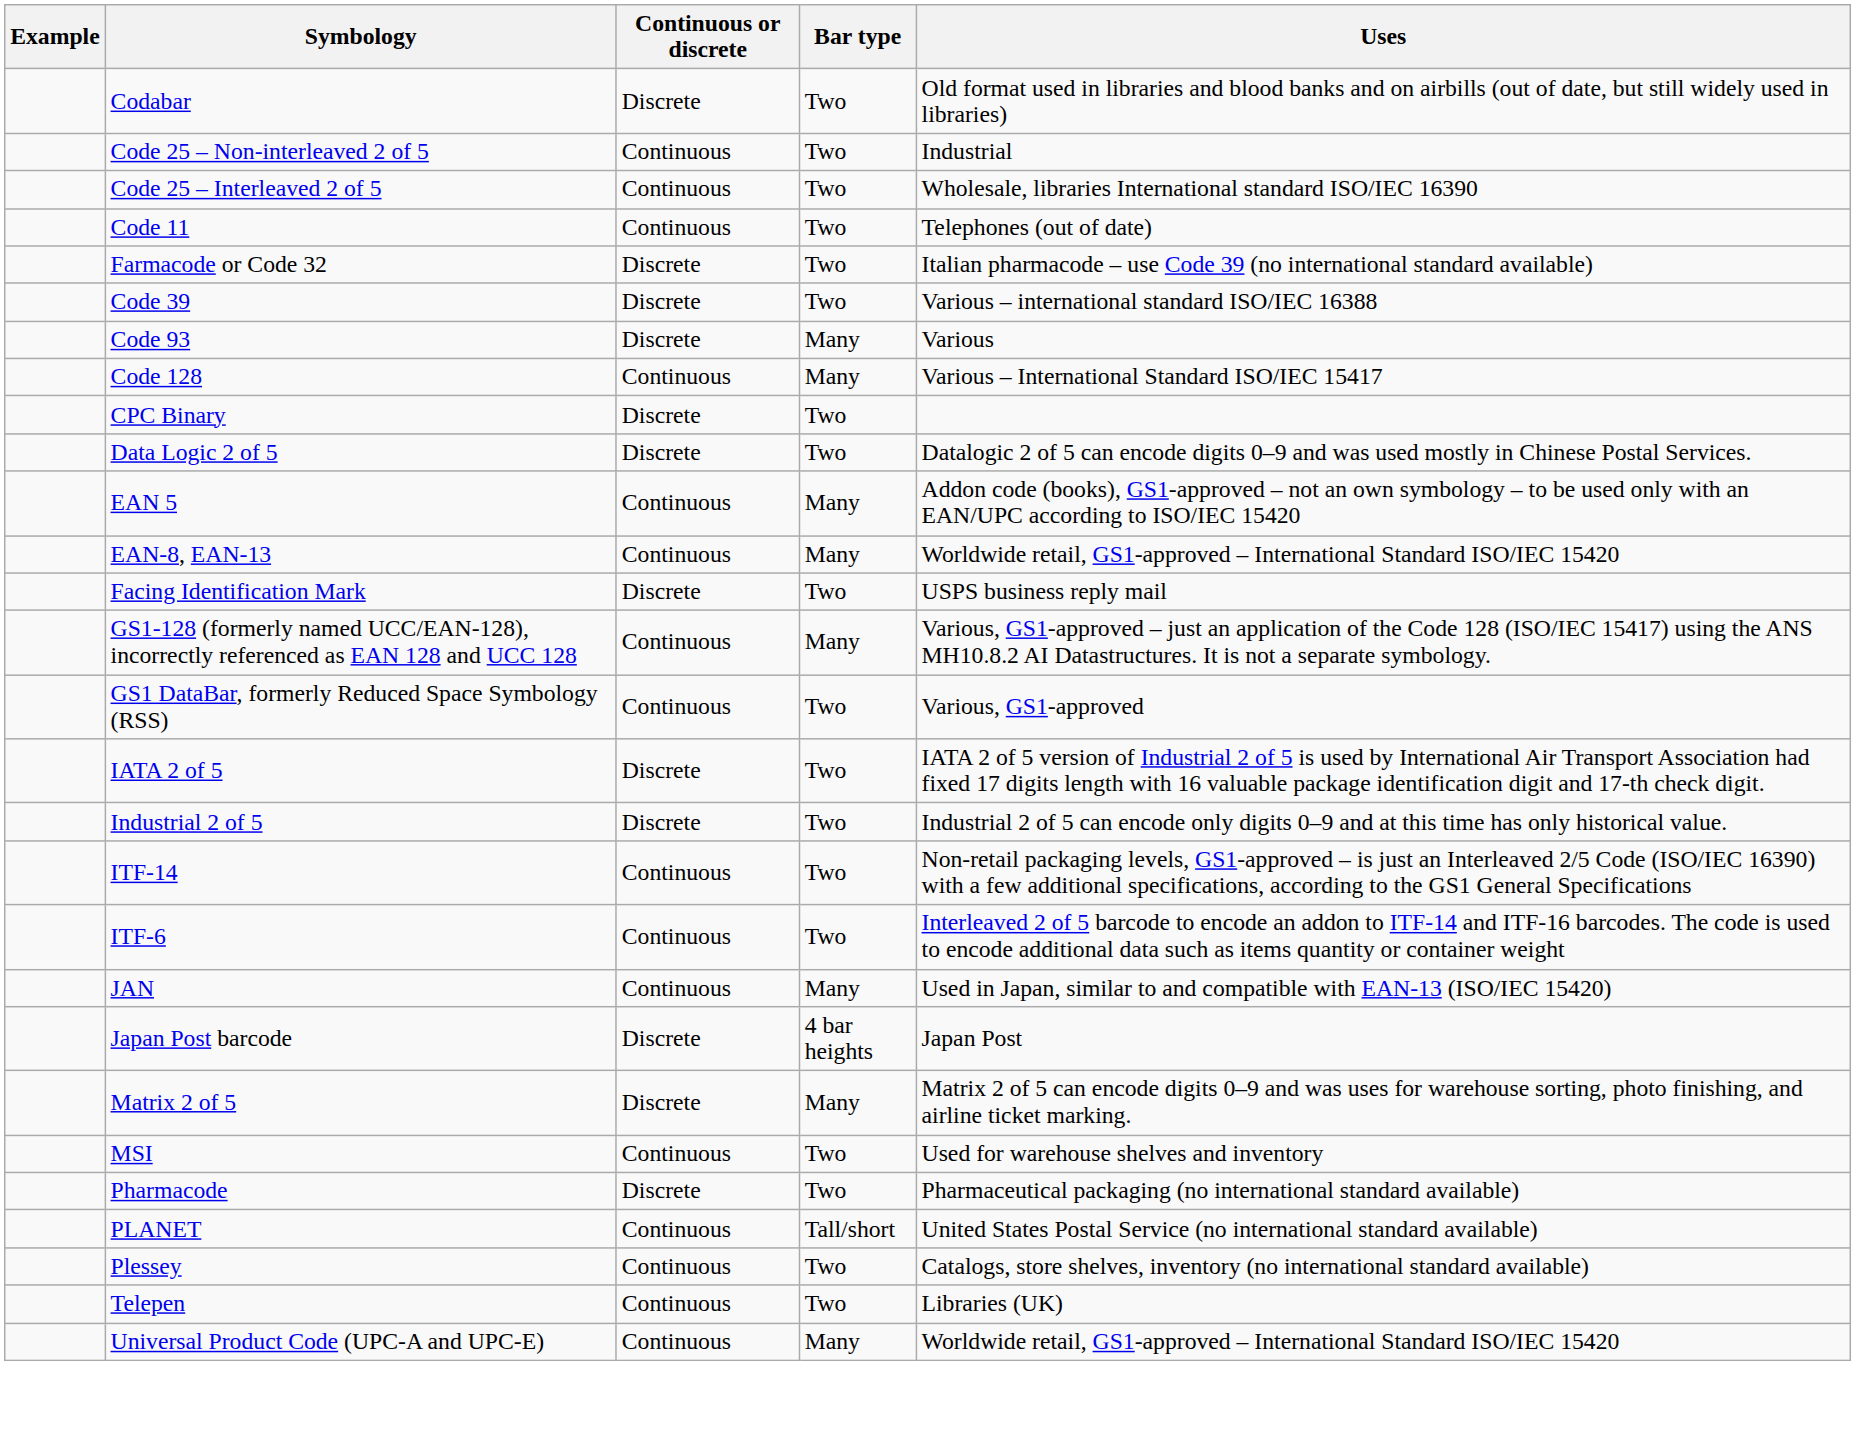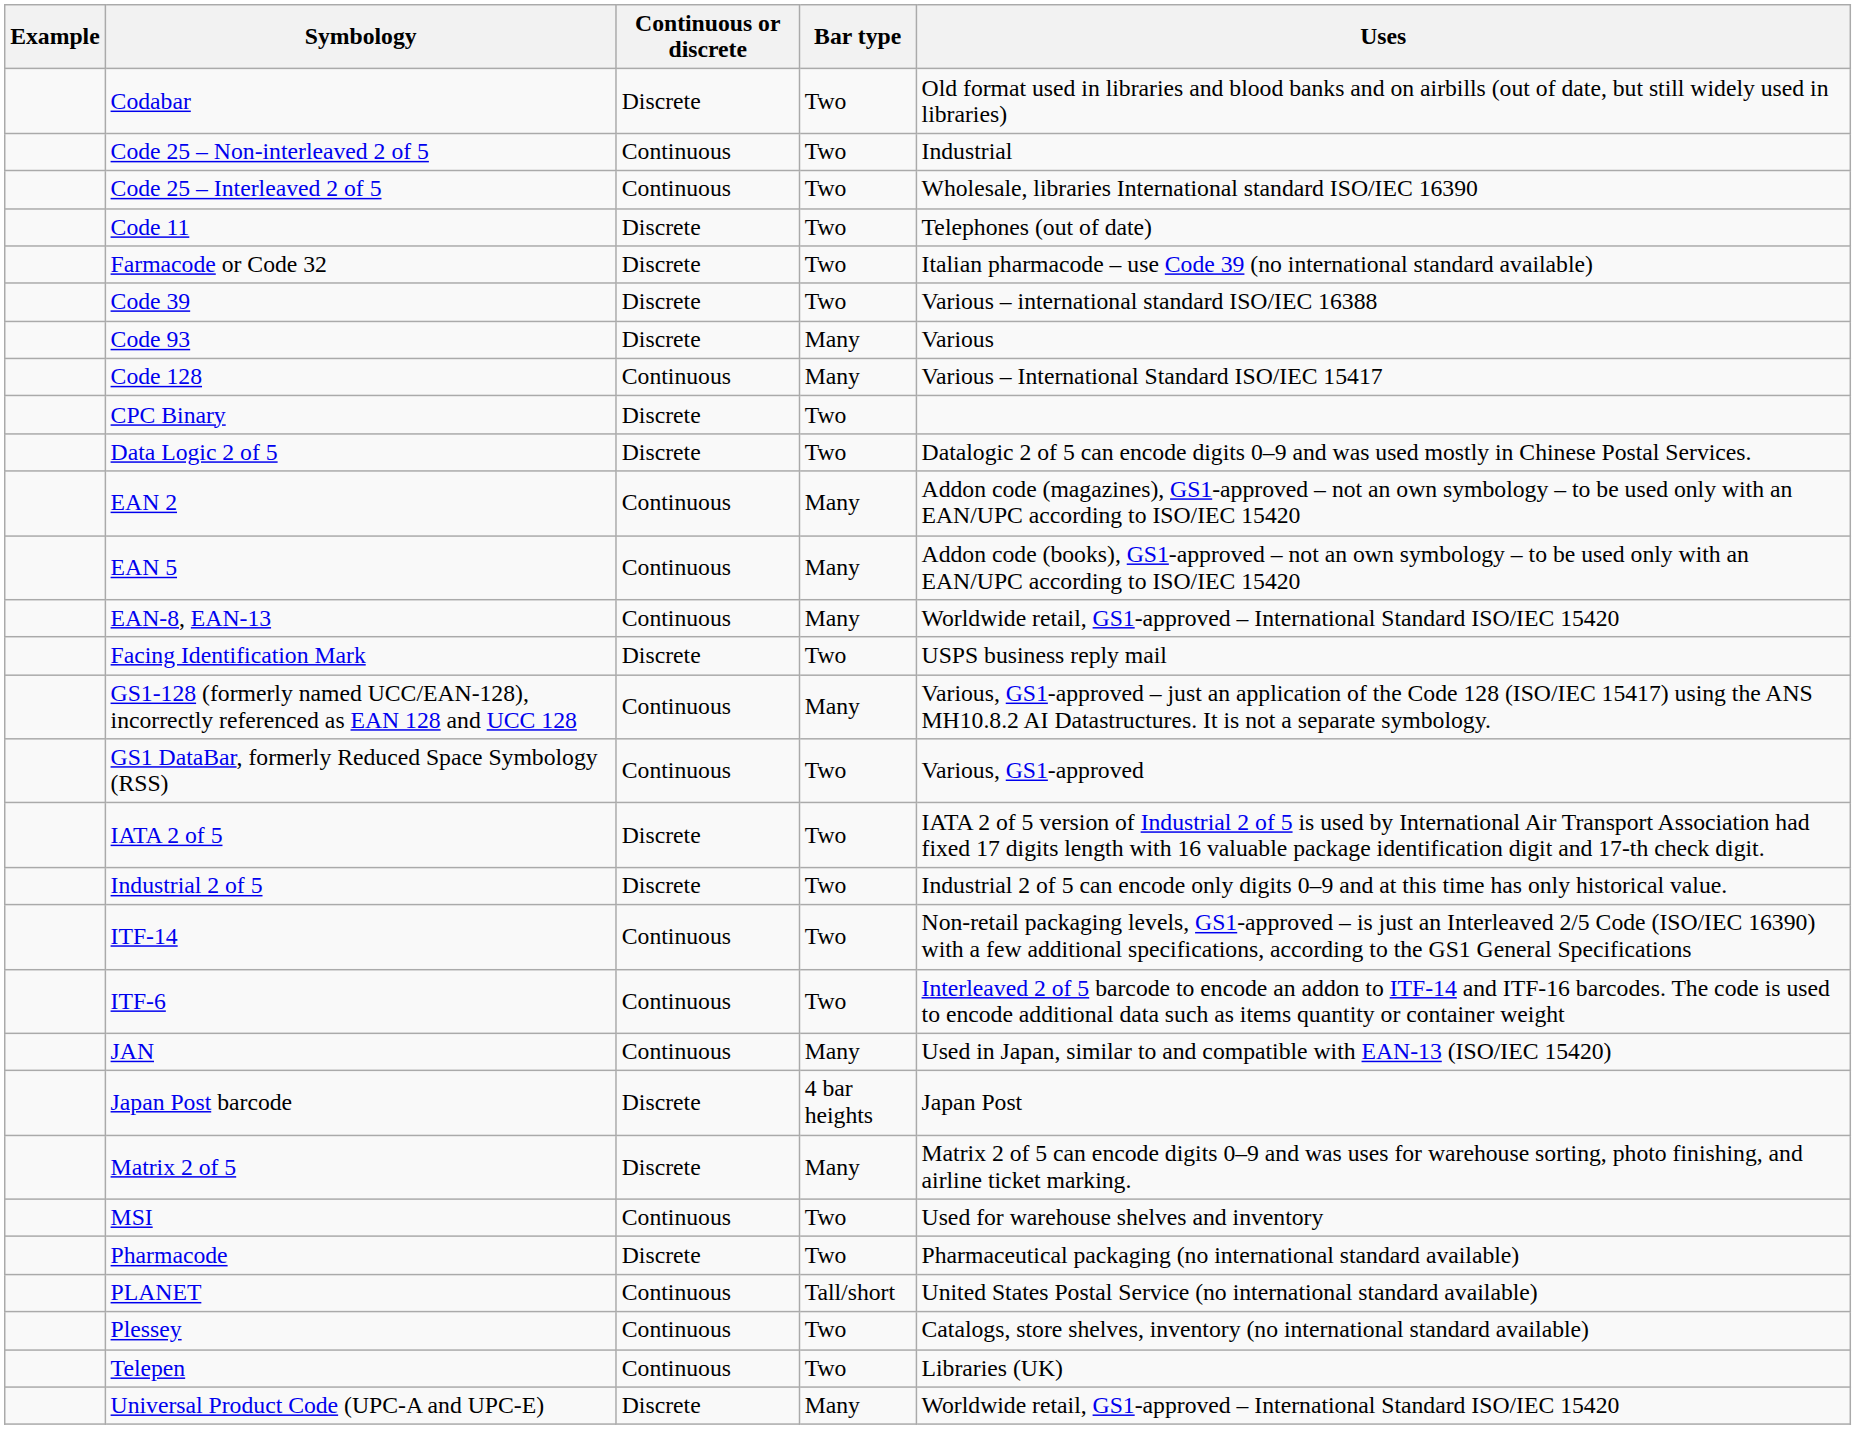(676, 226) Continuous -> (661, 226) Discrete
+ row: (144, 502)
(676, 1341) Continuous -> (661, 1405) Discrete
